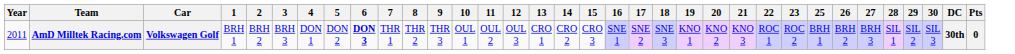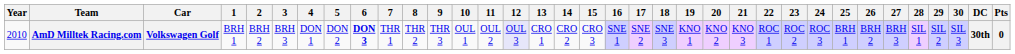+ column: (820, 12)
(17, 34) 2011 -> (17, 34) 2010
(516, 34) no background -> (516, 34) lavender background
